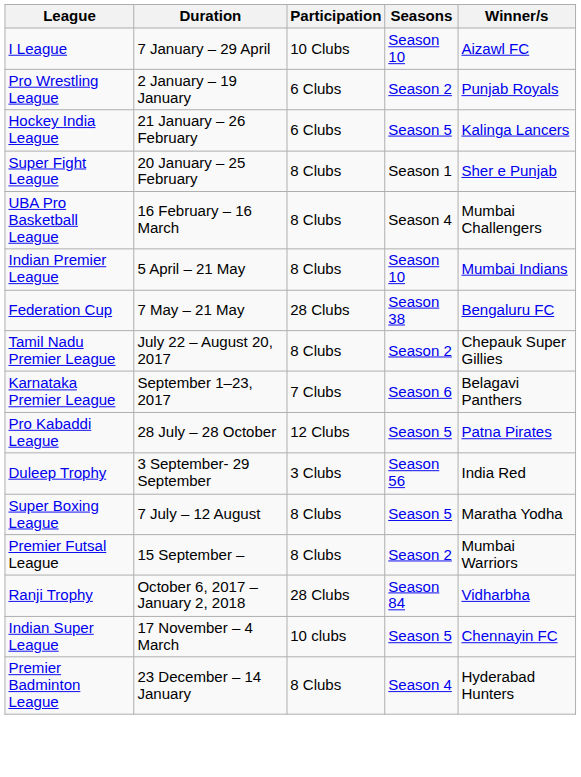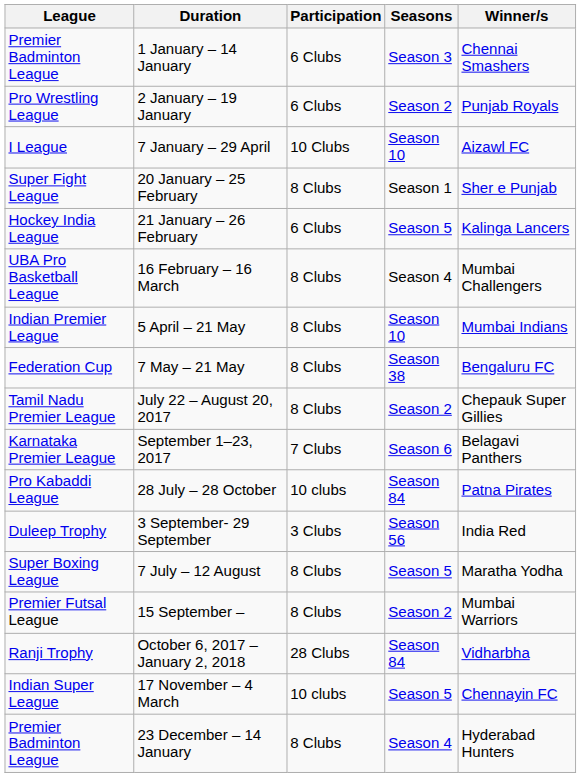+ row: (187, 57)
rows swapped: (187, 89) <-> (204, 48)
rows swapped: (191, 130) <-> (191, 171)
(320, 310) 28 Clubs -> (316, 367) 8 Clubs
(320, 432) 12 Clubs -> (318, 490) 10 clubs
(420, 432) Season 5 -> (414, 490) Season 84
